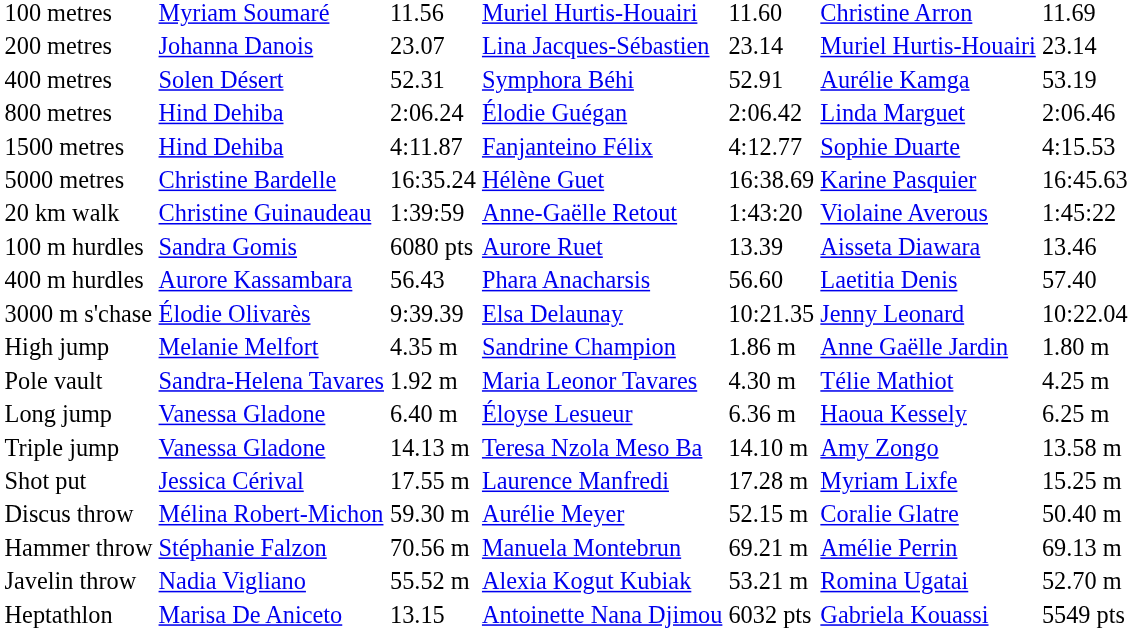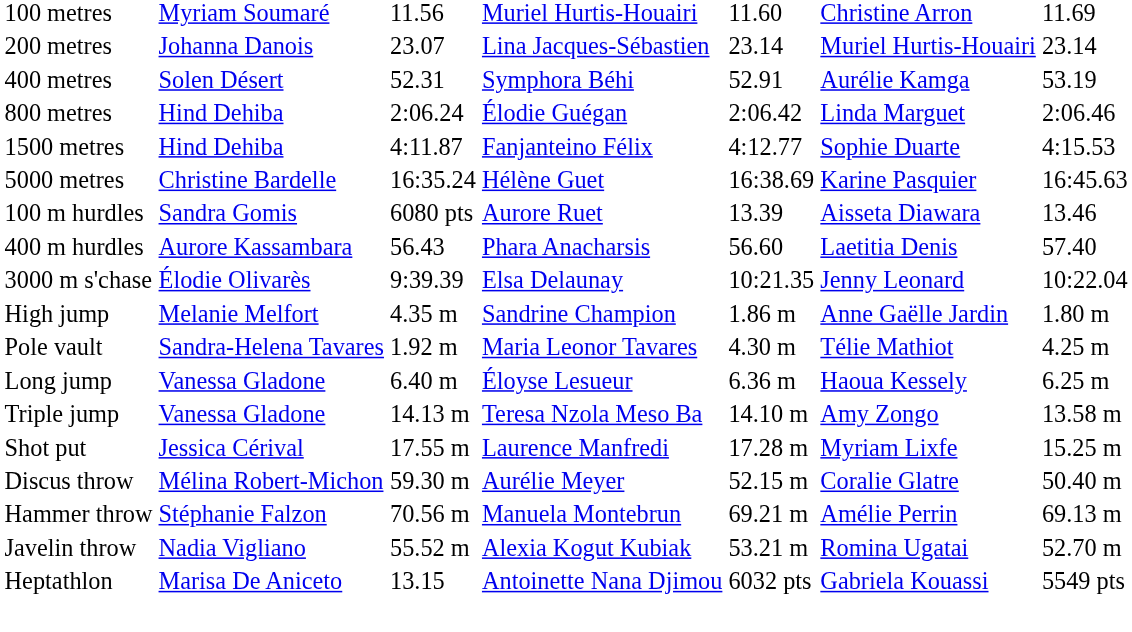- row: (62, 213)
